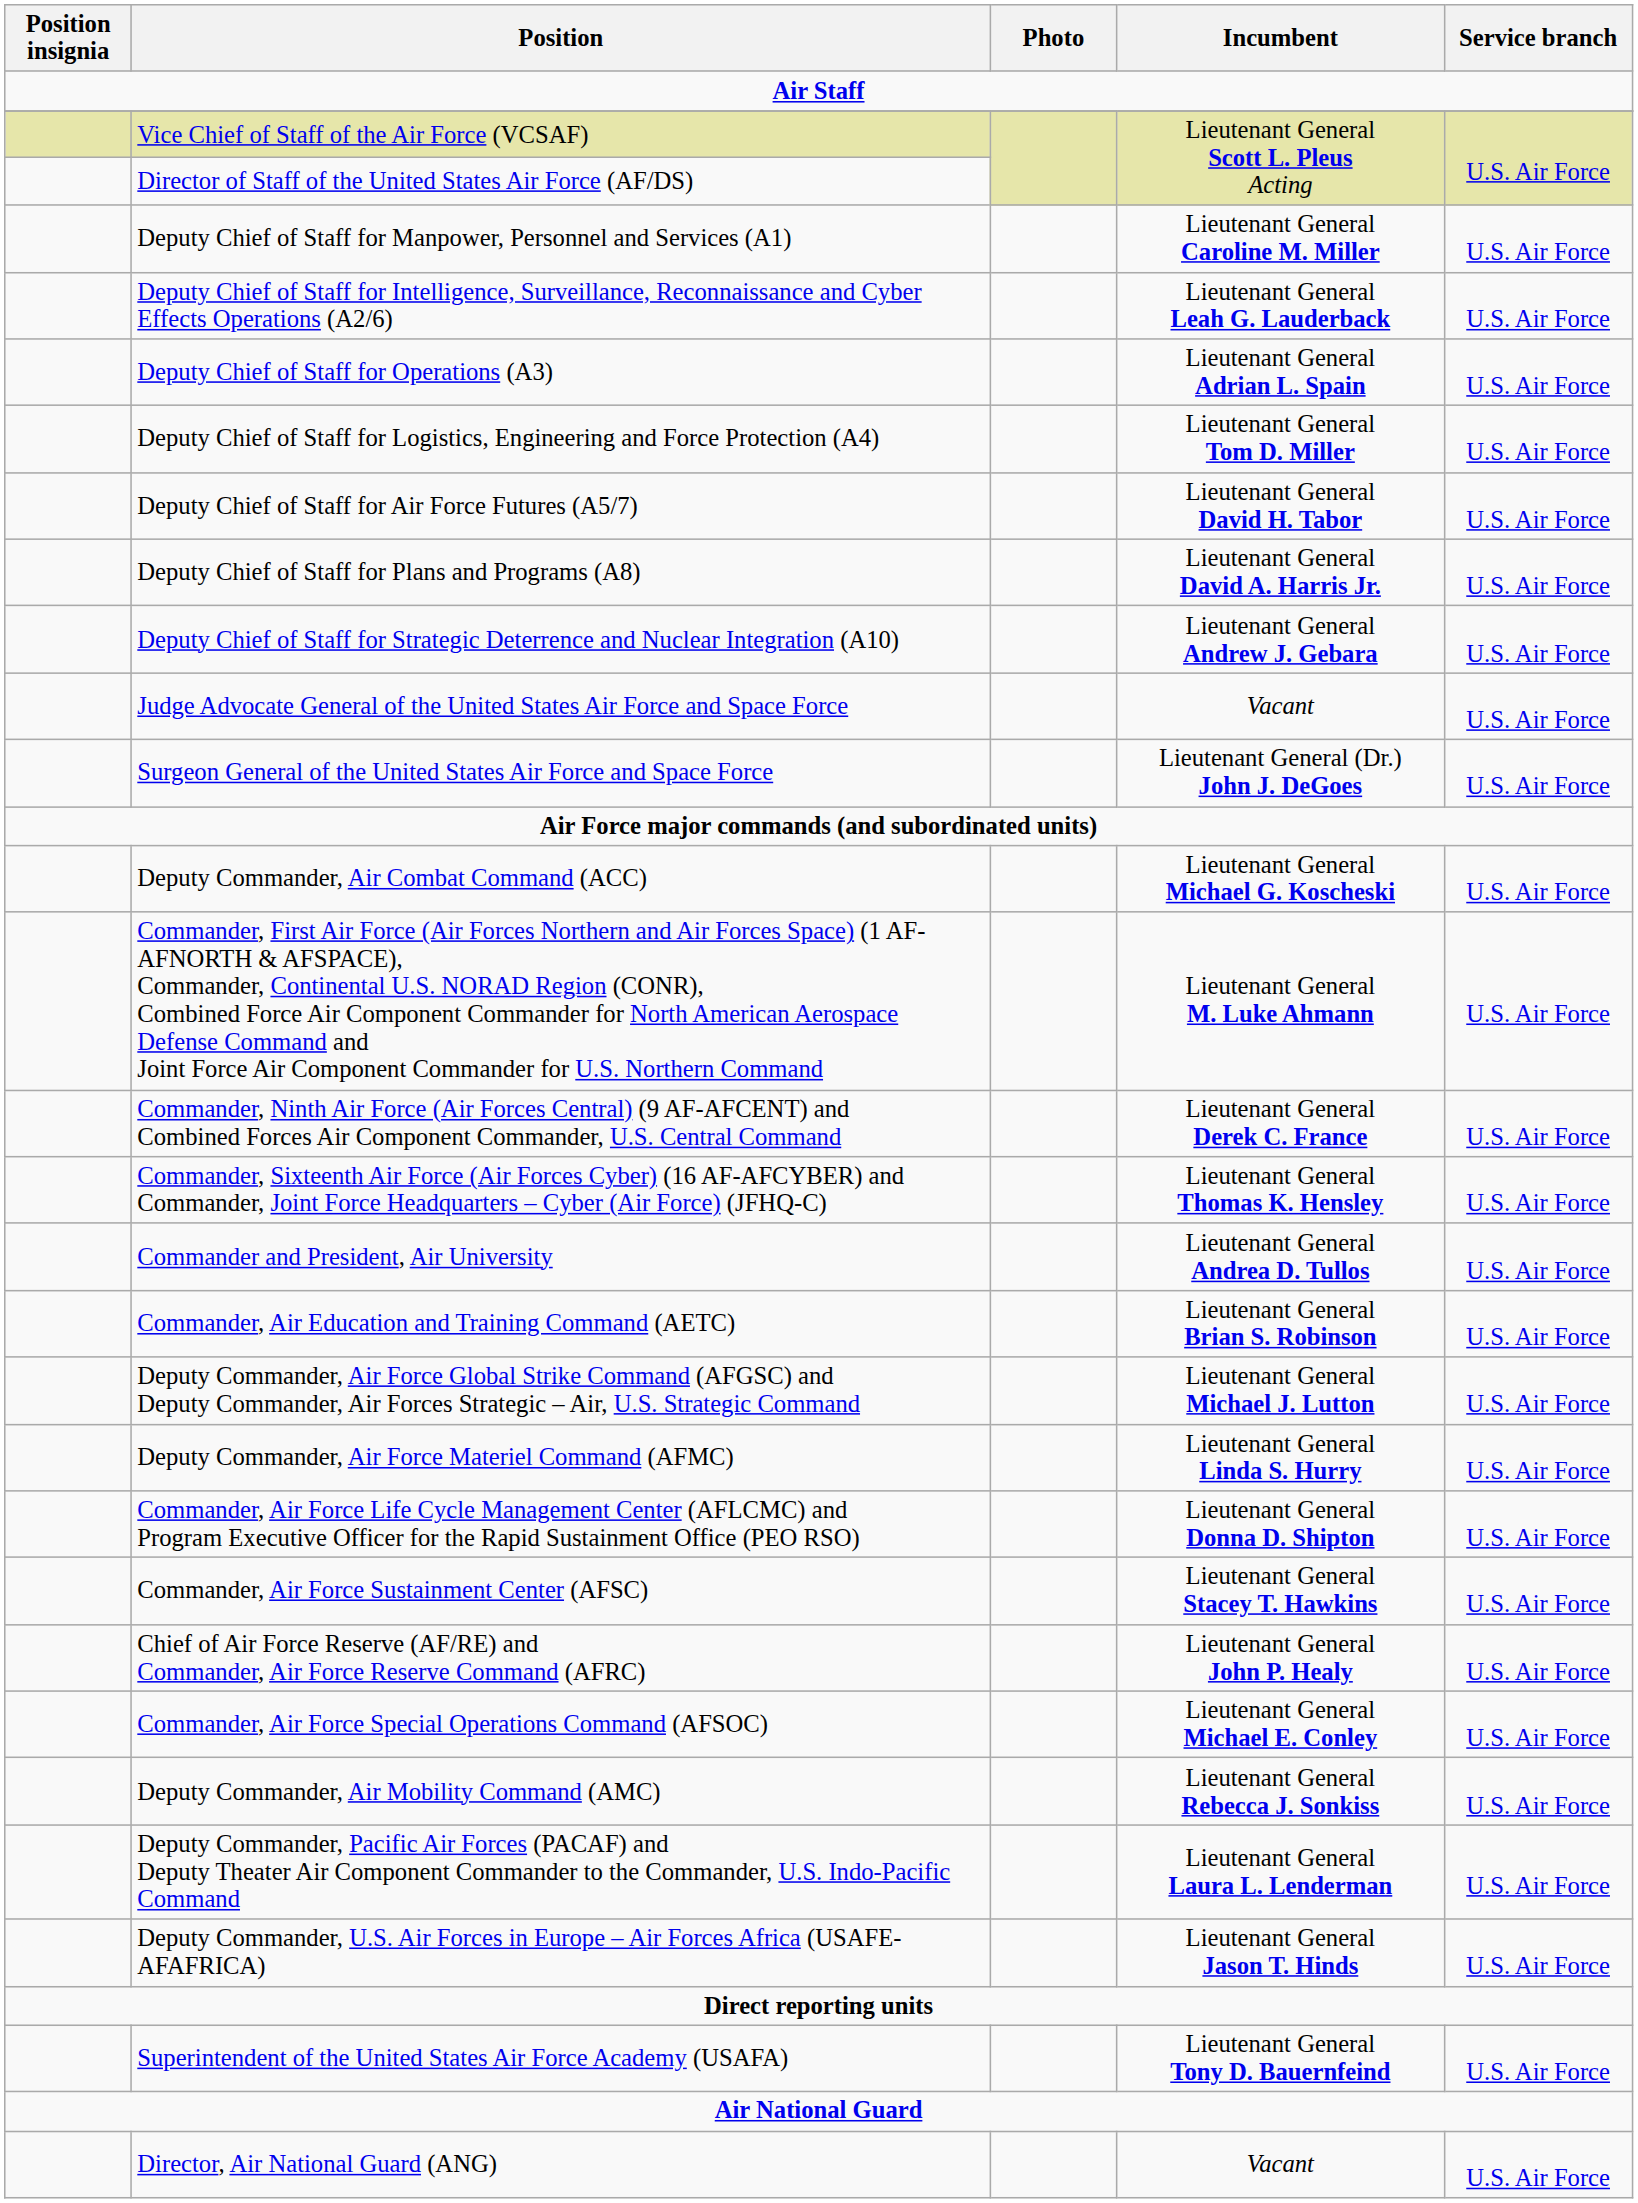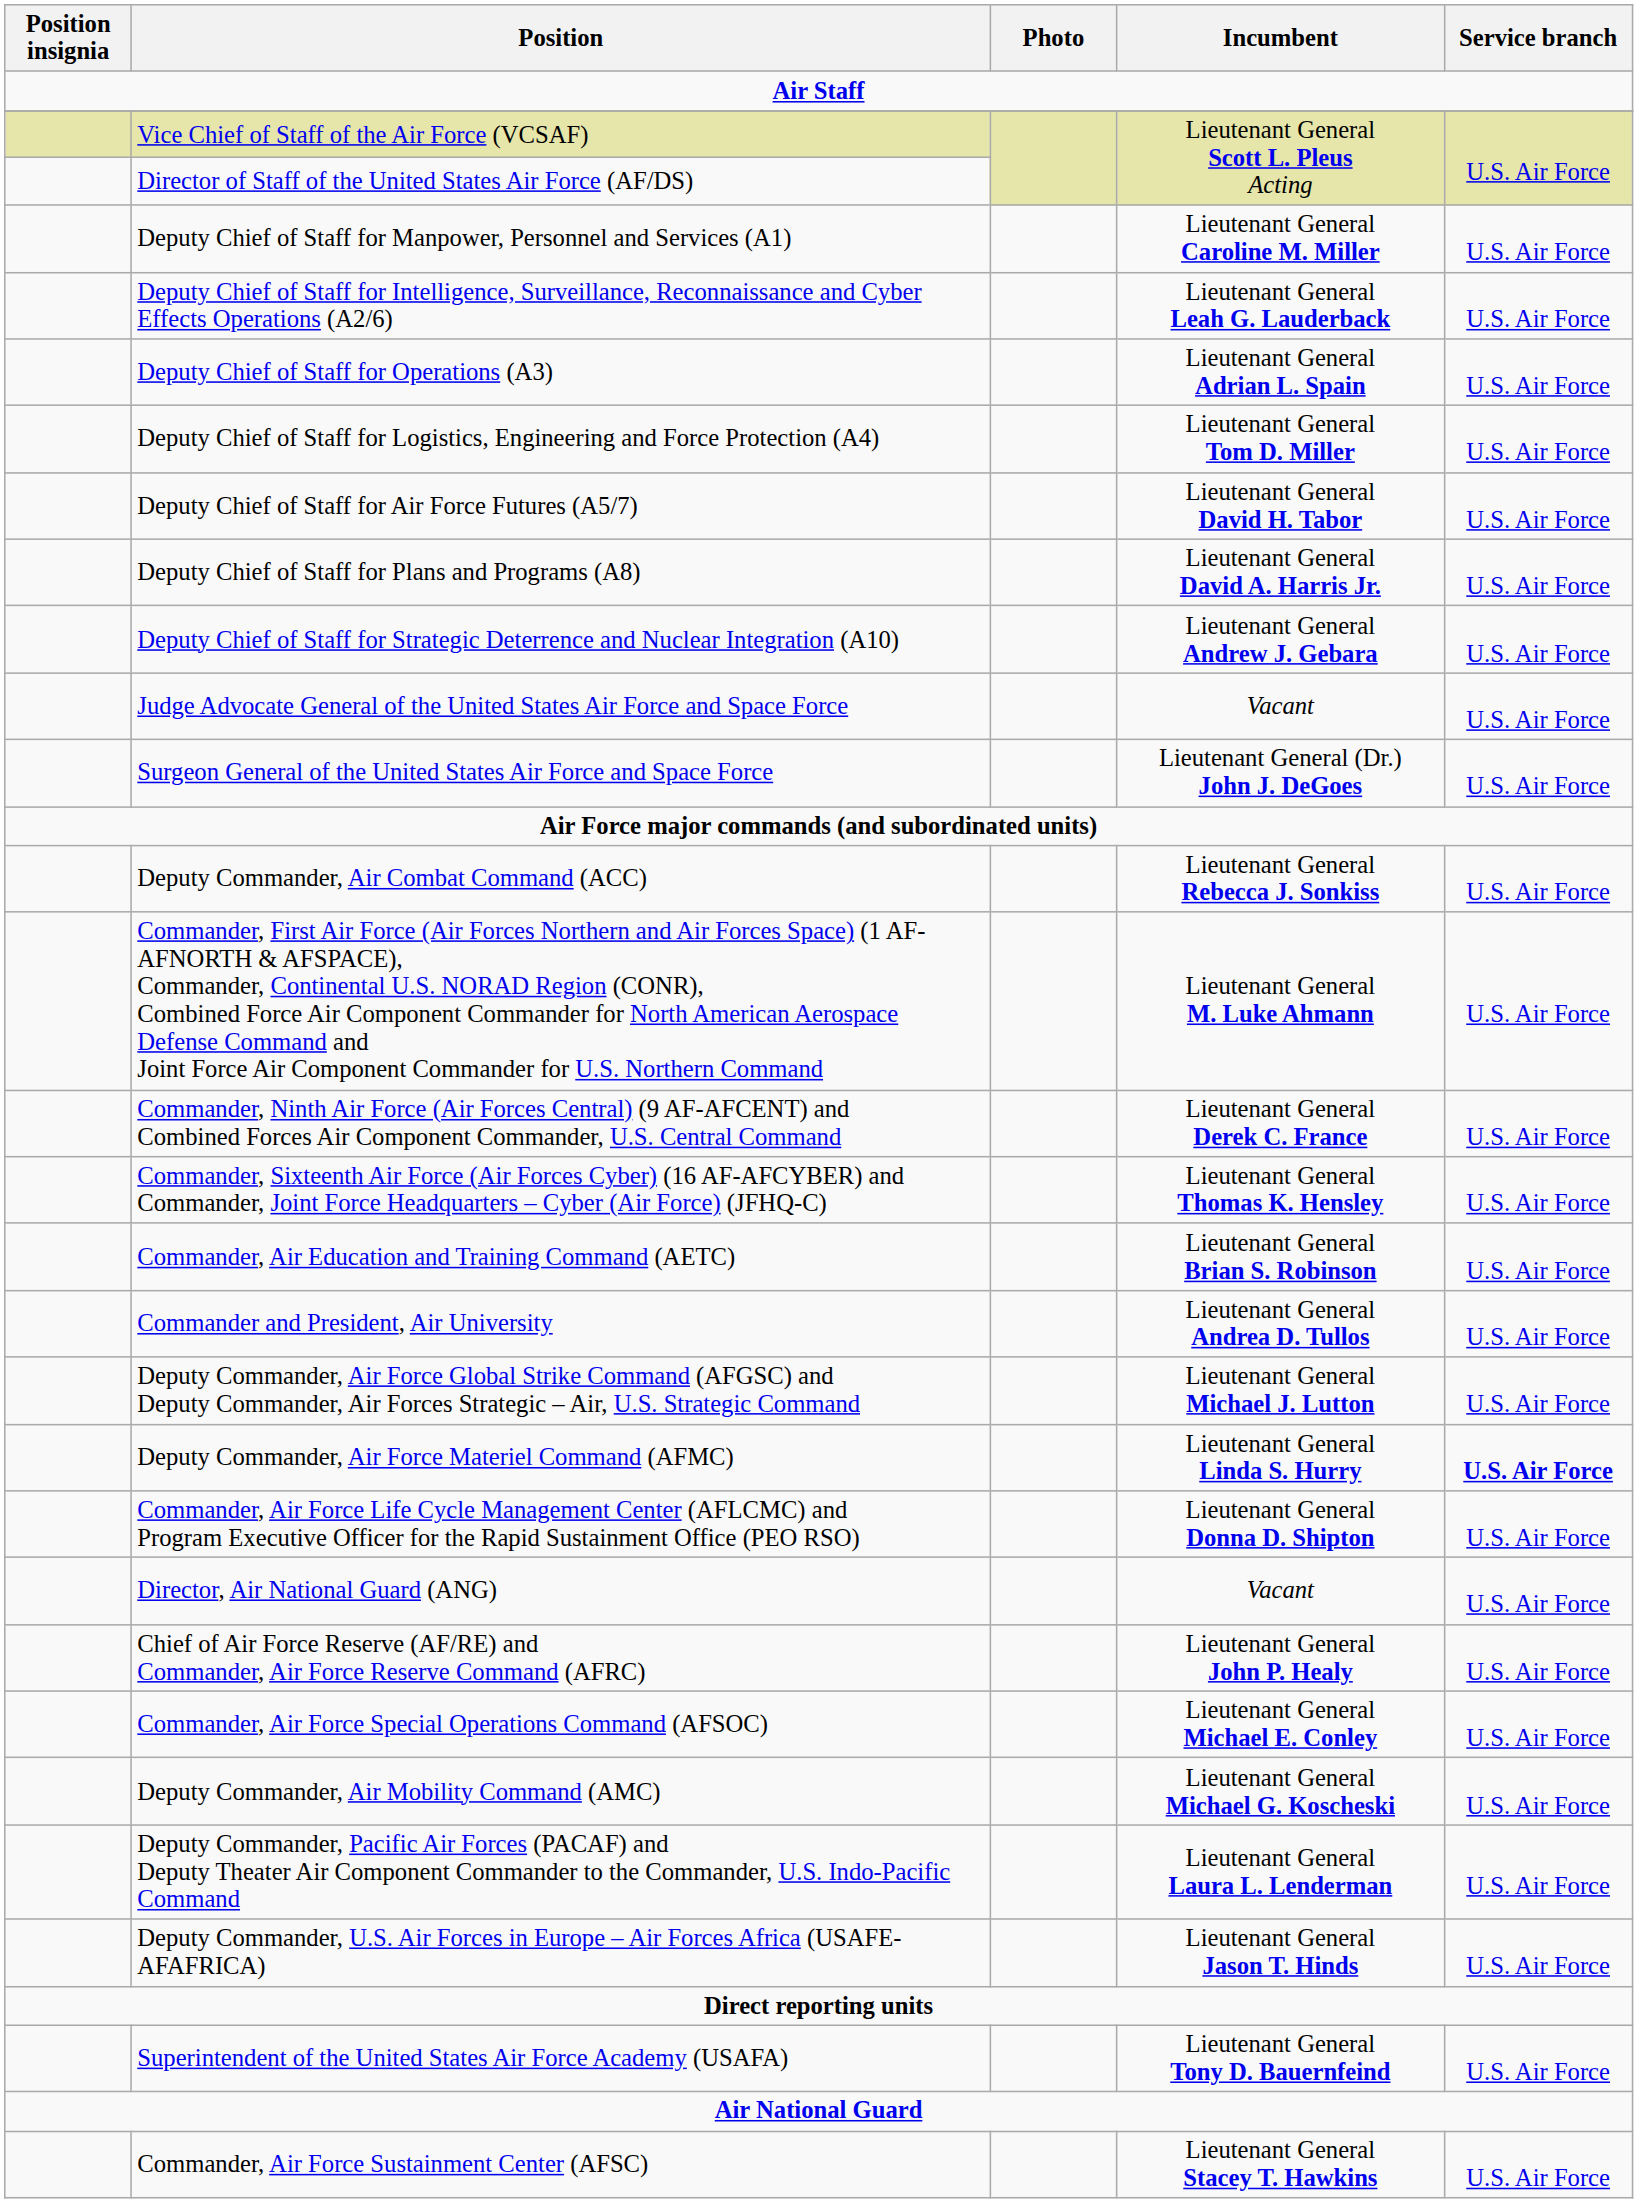(1280, 878) Lieutenant General Michael G. Koscheski -> (1280, 878) Lieutenant General Rebecca J. Sonkiss
rows swapped: (436, 1323) <-> (345, 1256)
(1538, 1470) normal -> (1538, 1470) bold
rows swapped: (393, 1590) <-> (317, 2164)
(1280, 1790) Lieutenant General Rebecca J. Sonkiss -> (1280, 1790) Lieutenant General Michael G. Koscheski
